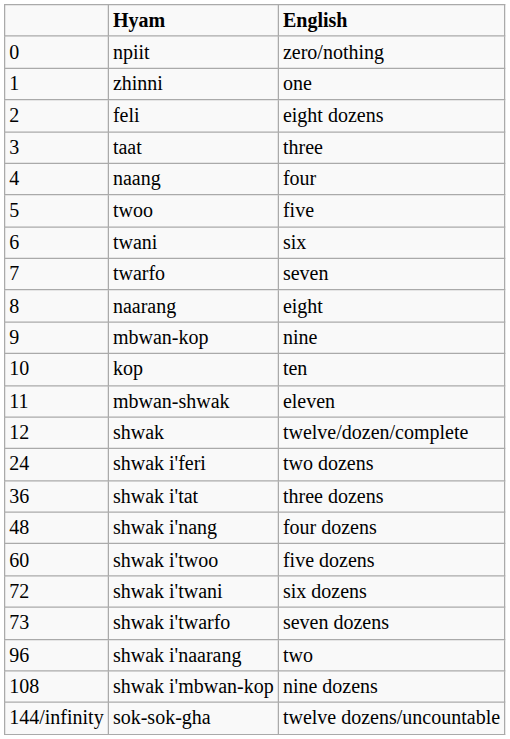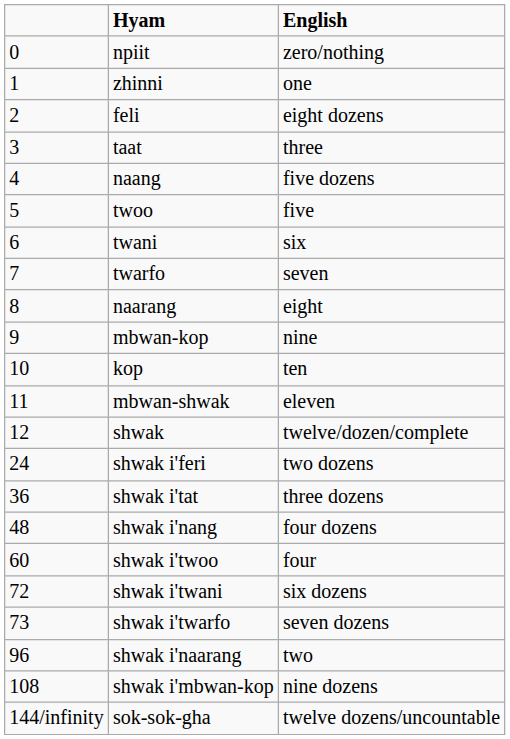(300, 178) four -> (329, 178) five dozens
(329, 559) five dozens -> (300, 559) four
